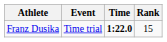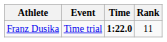(148, 29) 15 -> (148, 29) 11
